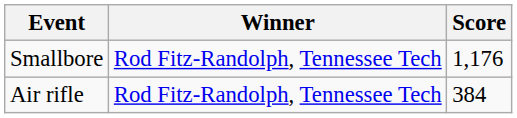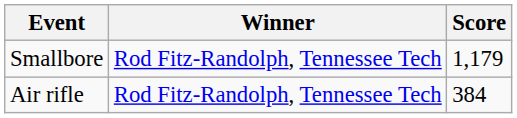(478, 58) 1,176 -> (478, 58) 1,179
